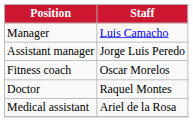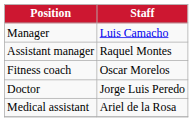(142, 51) Jorge Luis Peredo -> (136, 51) Raquel Montes
(136, 88) Raquel Montes -> (142, 88) Jorge Luis Peredo
